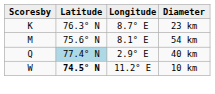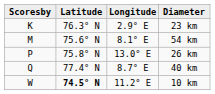(133, 26) 8.7° E -> (133, 26) 2.9° E
+ row: (184, 54)
(81, 54) lightblue background -> (81, 68) no background
(133, 54) 2.9° E -> (133, 68) 8.7° E
